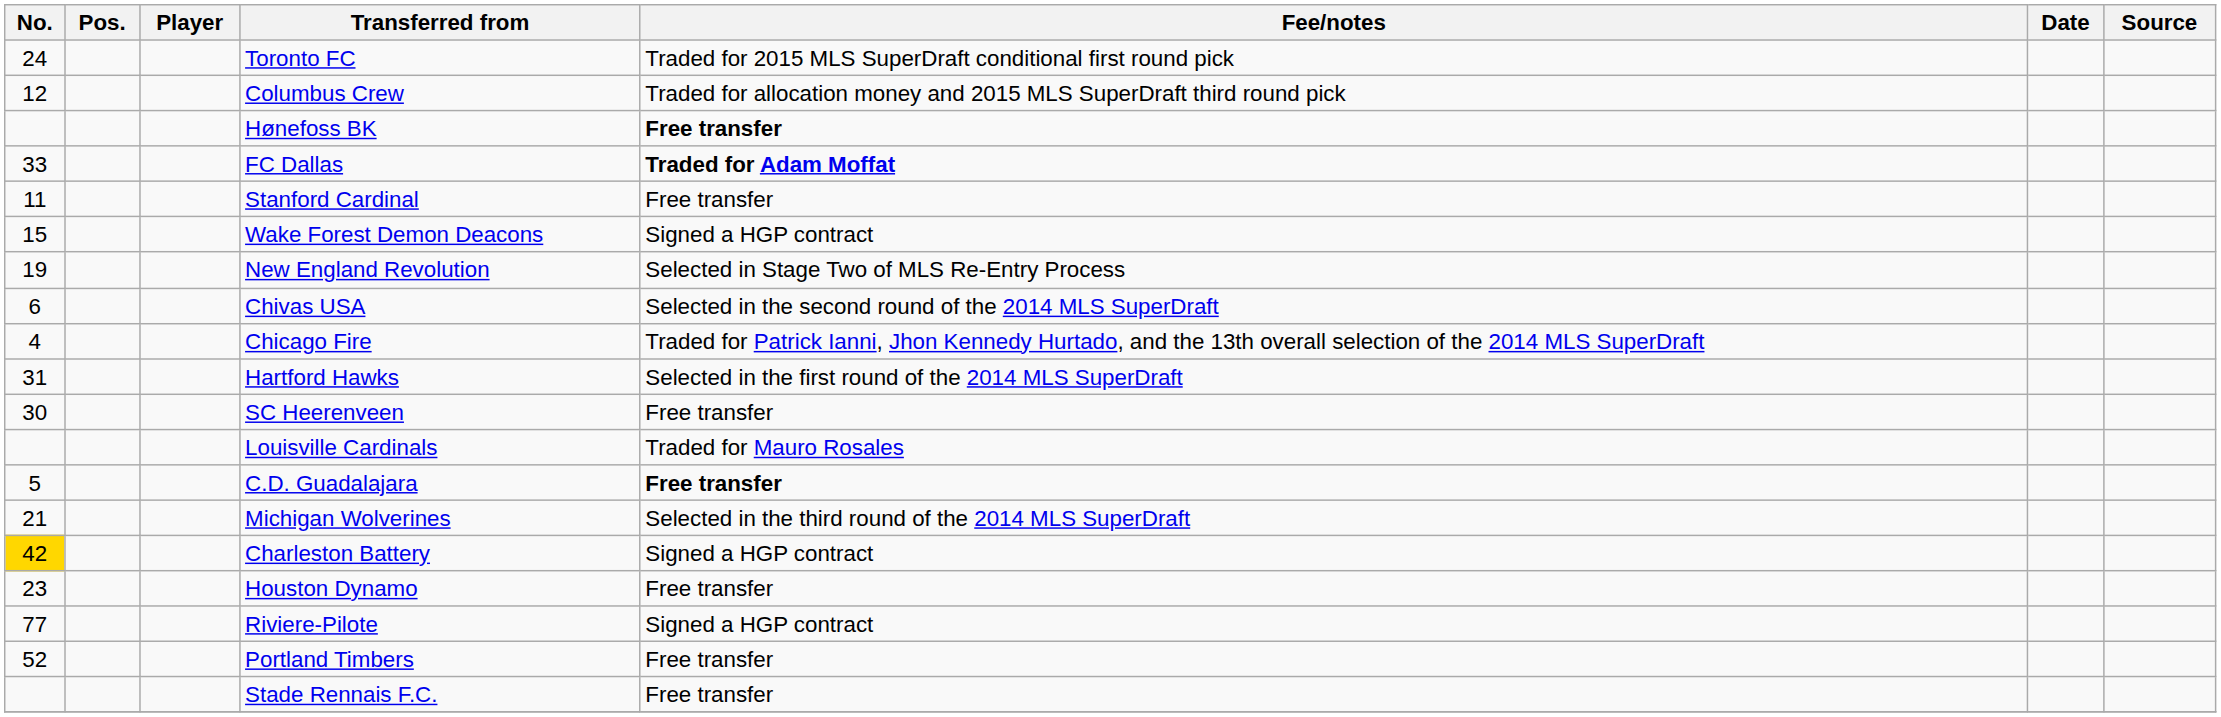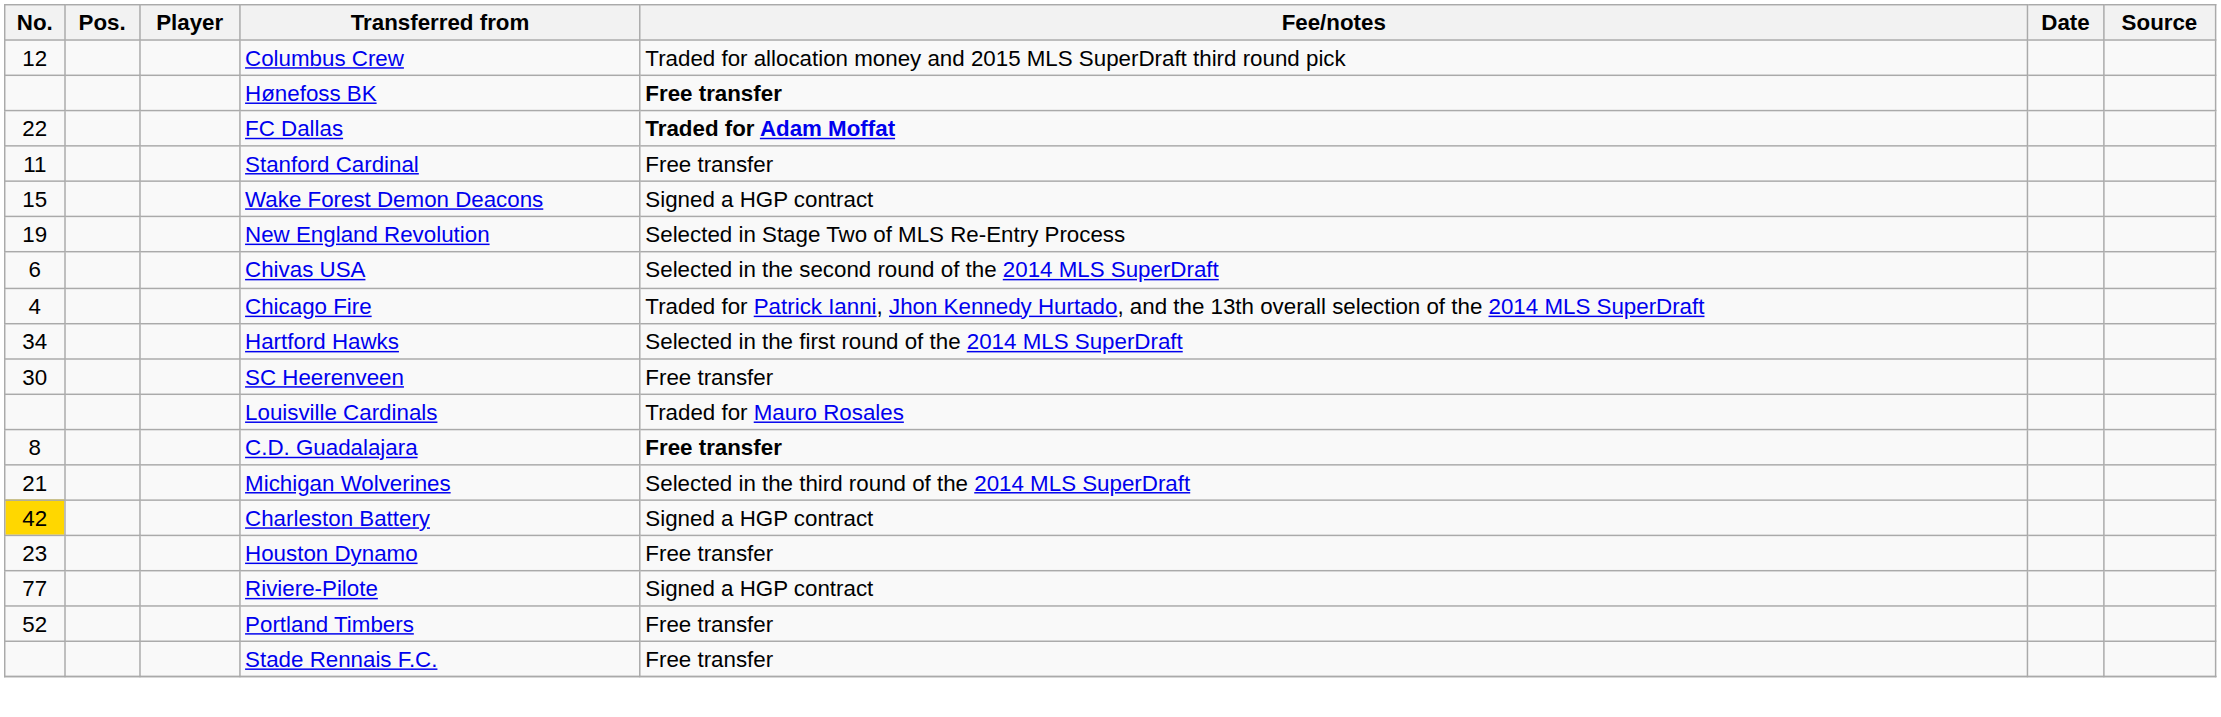- row: (300, 58)
(35, 164) 33 -> (35, 129) 22
(35, 376) 31 -> (35, 341) 34
(35, 482) 5 -> (35, 447) 8
